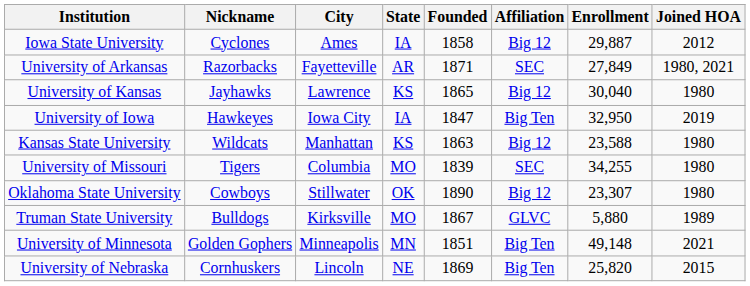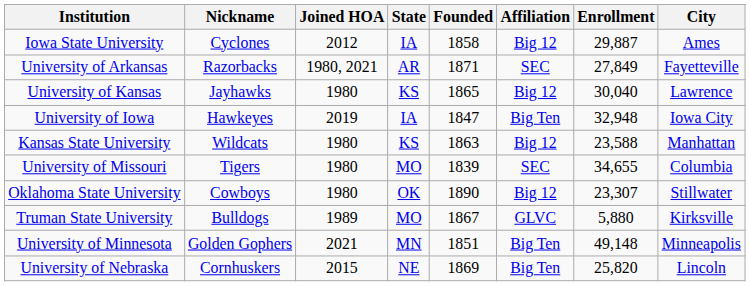columns swapped: (339, 17) <-> (698, 17)
(610, 117) 32,950 -> (616, 117) 32,948
(610, 167) 34,255 -> (616, 167) 34,655
